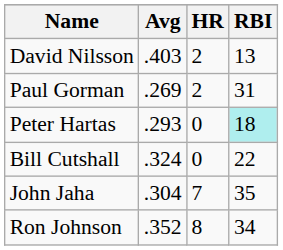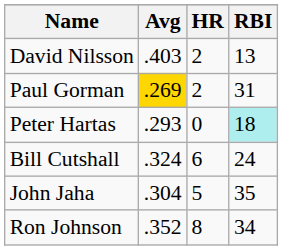(163, 90) no background -> (163, 90) gold background
(197, 158) 0 -> (197, 158) 6
(245, 158) 22 -> (245, 158) 24
(197, 192) 7 -> (197, 192) 5
